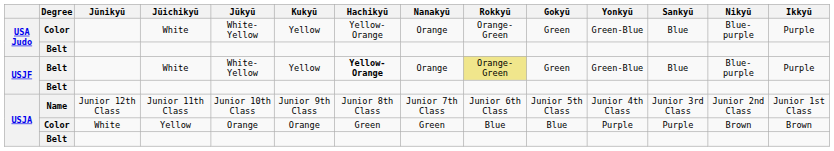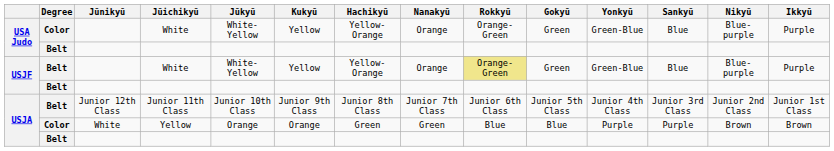(367, 68) bold -> (367, 68) normal
(57, 106) Name -> (57, 106) Belt
